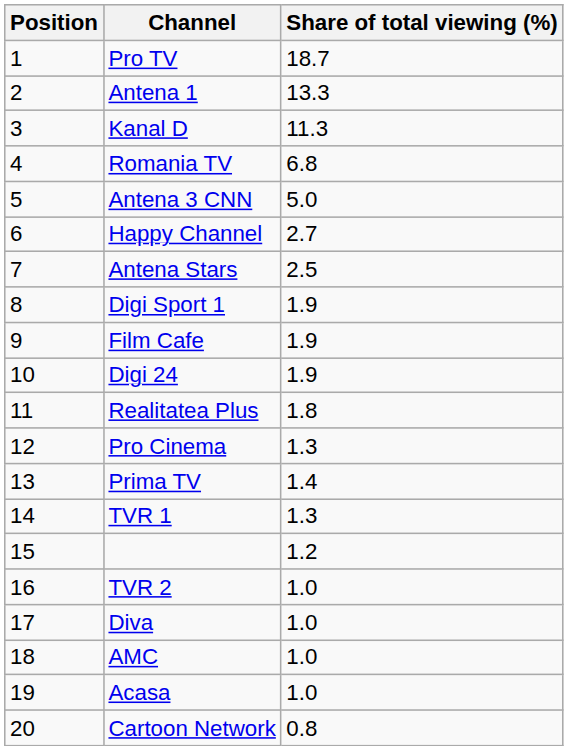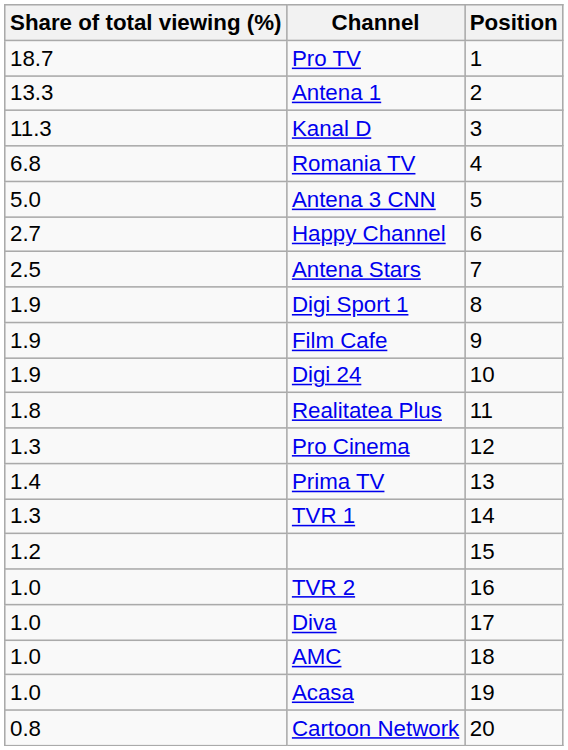columns swapped: (54, 23) <-> (422, 23)
